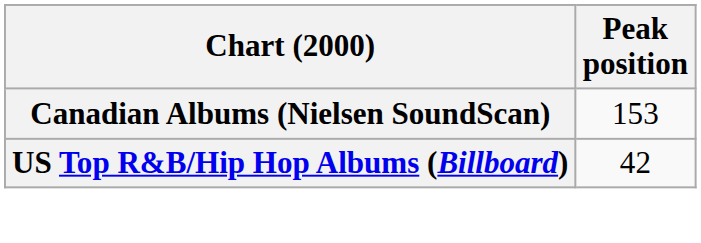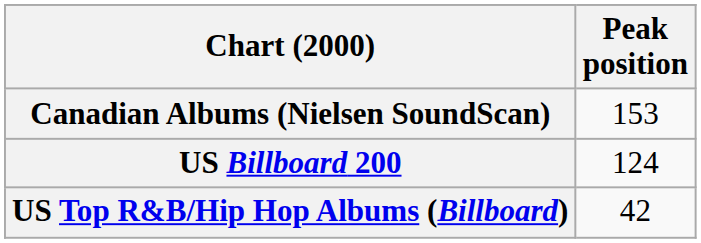+ row: (290, 162)
